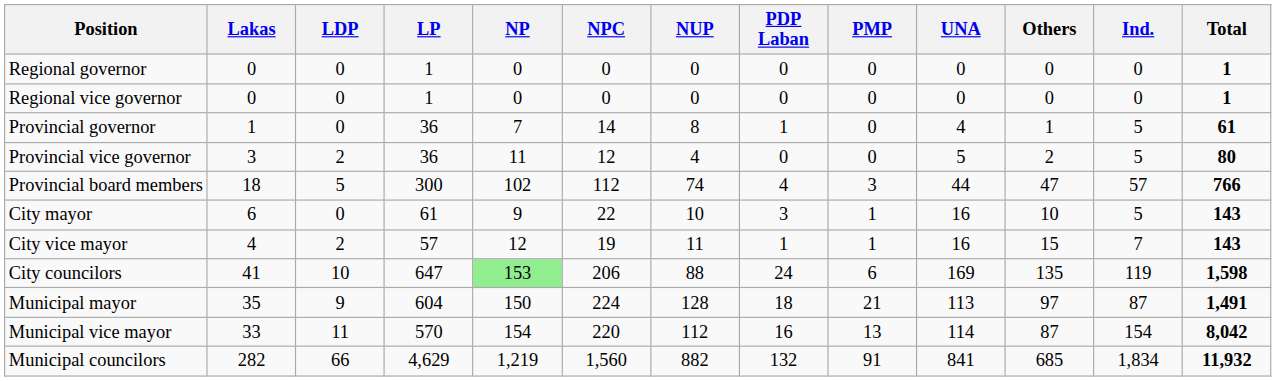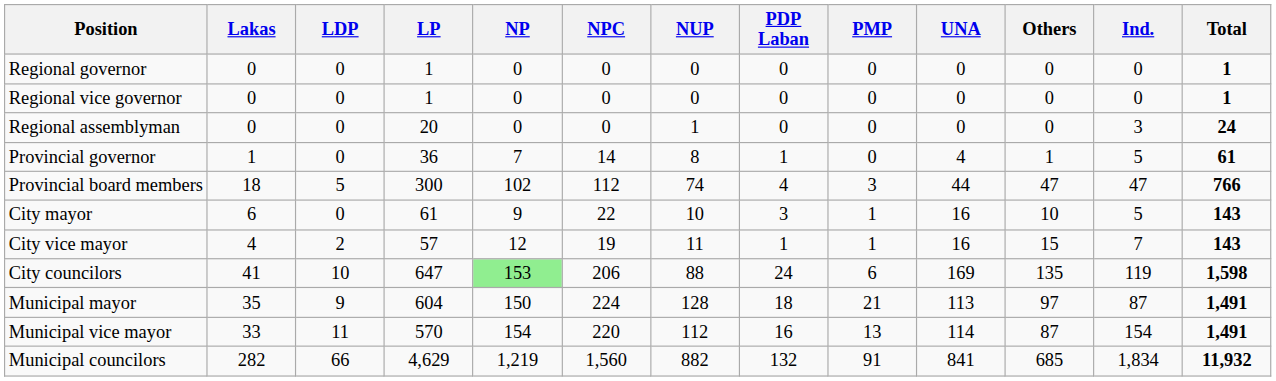+ row: (94, 127)
- row: (100, 156)
(1138, 185) 57 -> (1138, 185) 47
(1227, 331) 8,042 -> (1227, 331) 1,491
